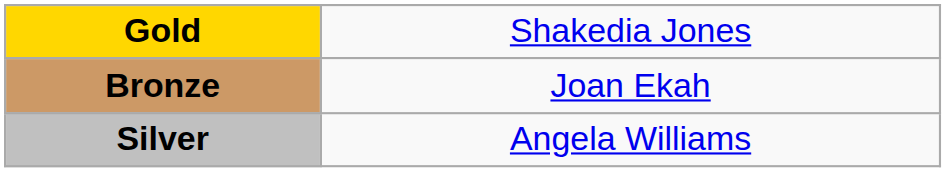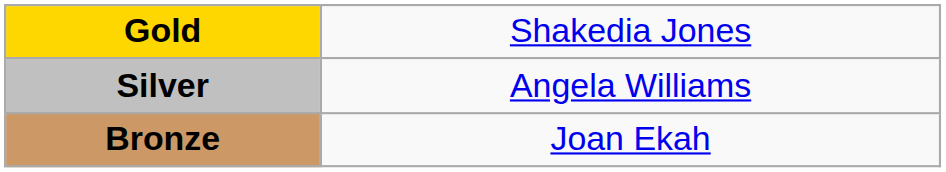rows swapped: (163, 138) <-> (163, 85)
